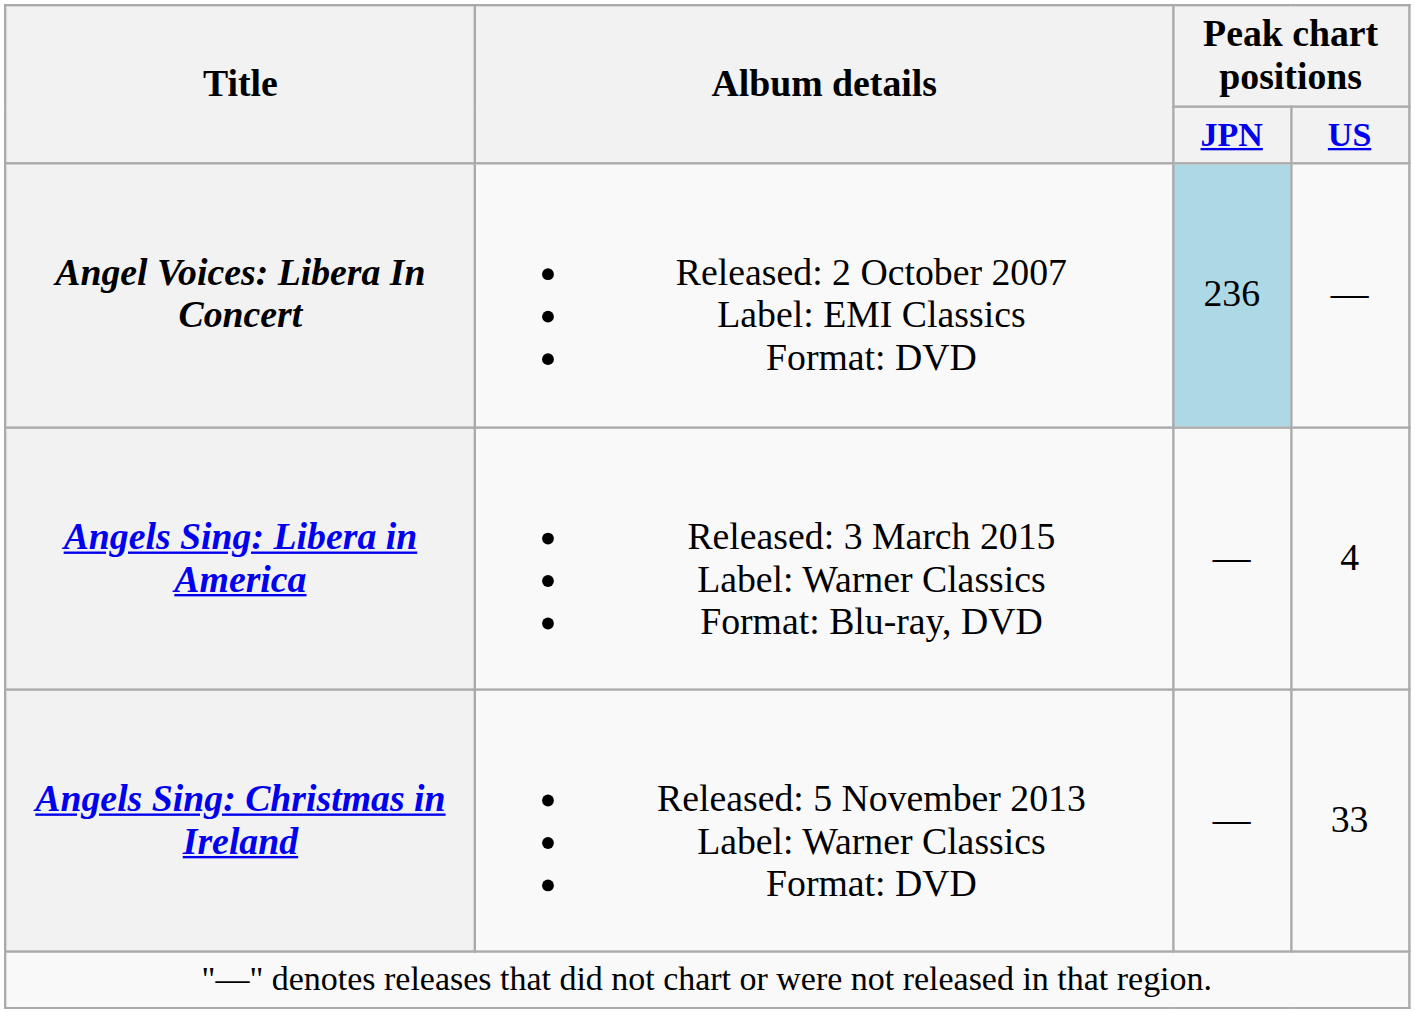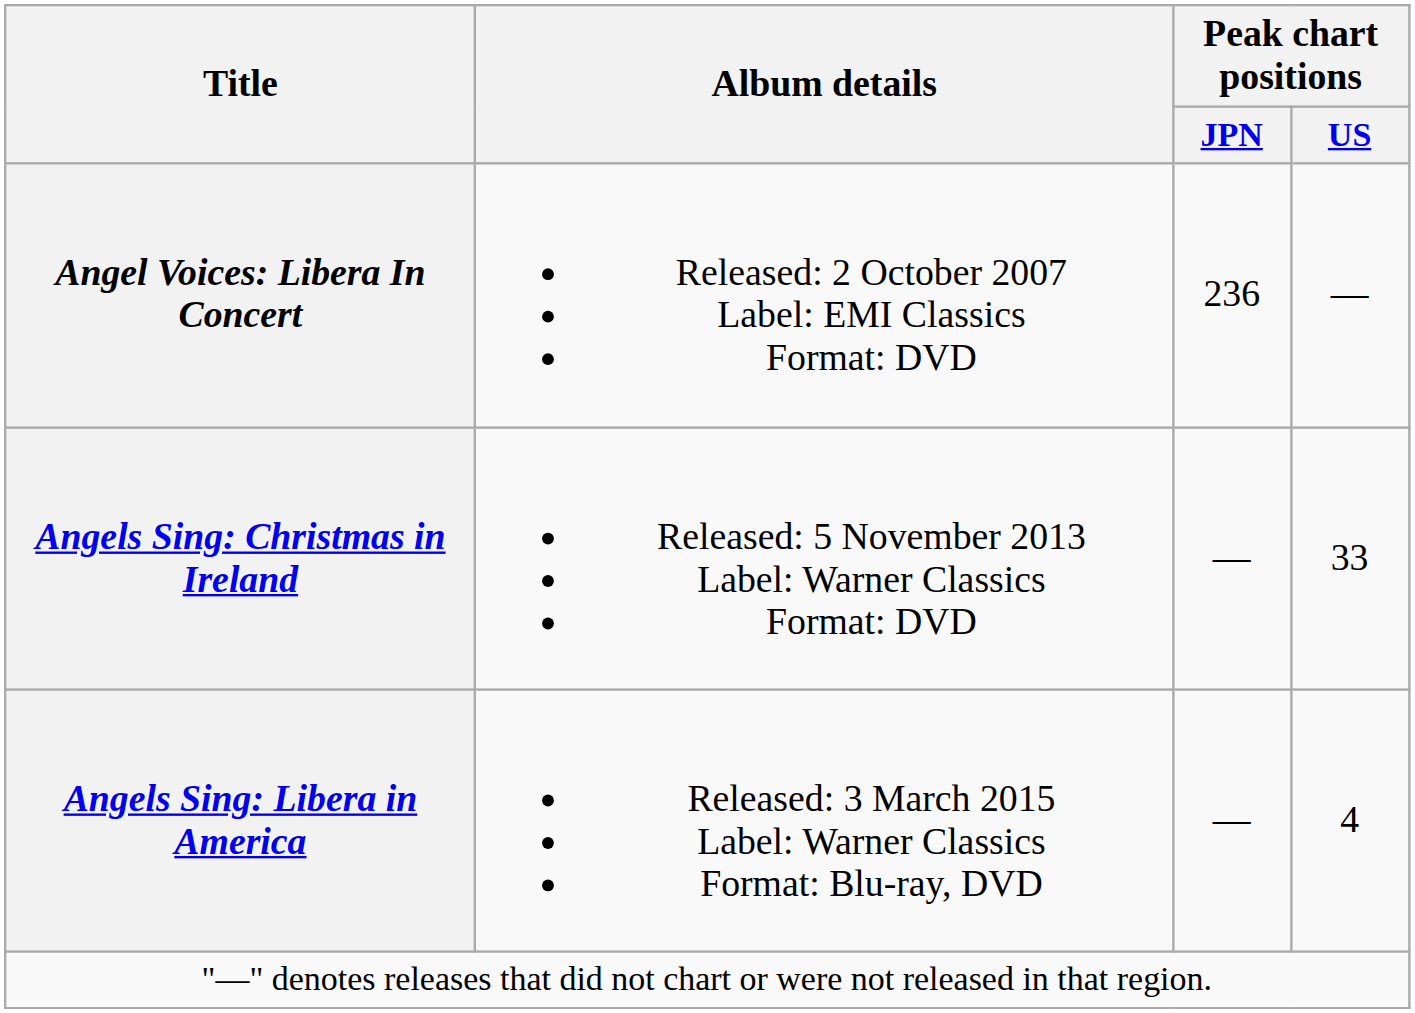(1232, 294) lightblue background -> (1232, 294) no background
rows swapped: (240, 820) <-> (240, 557)
